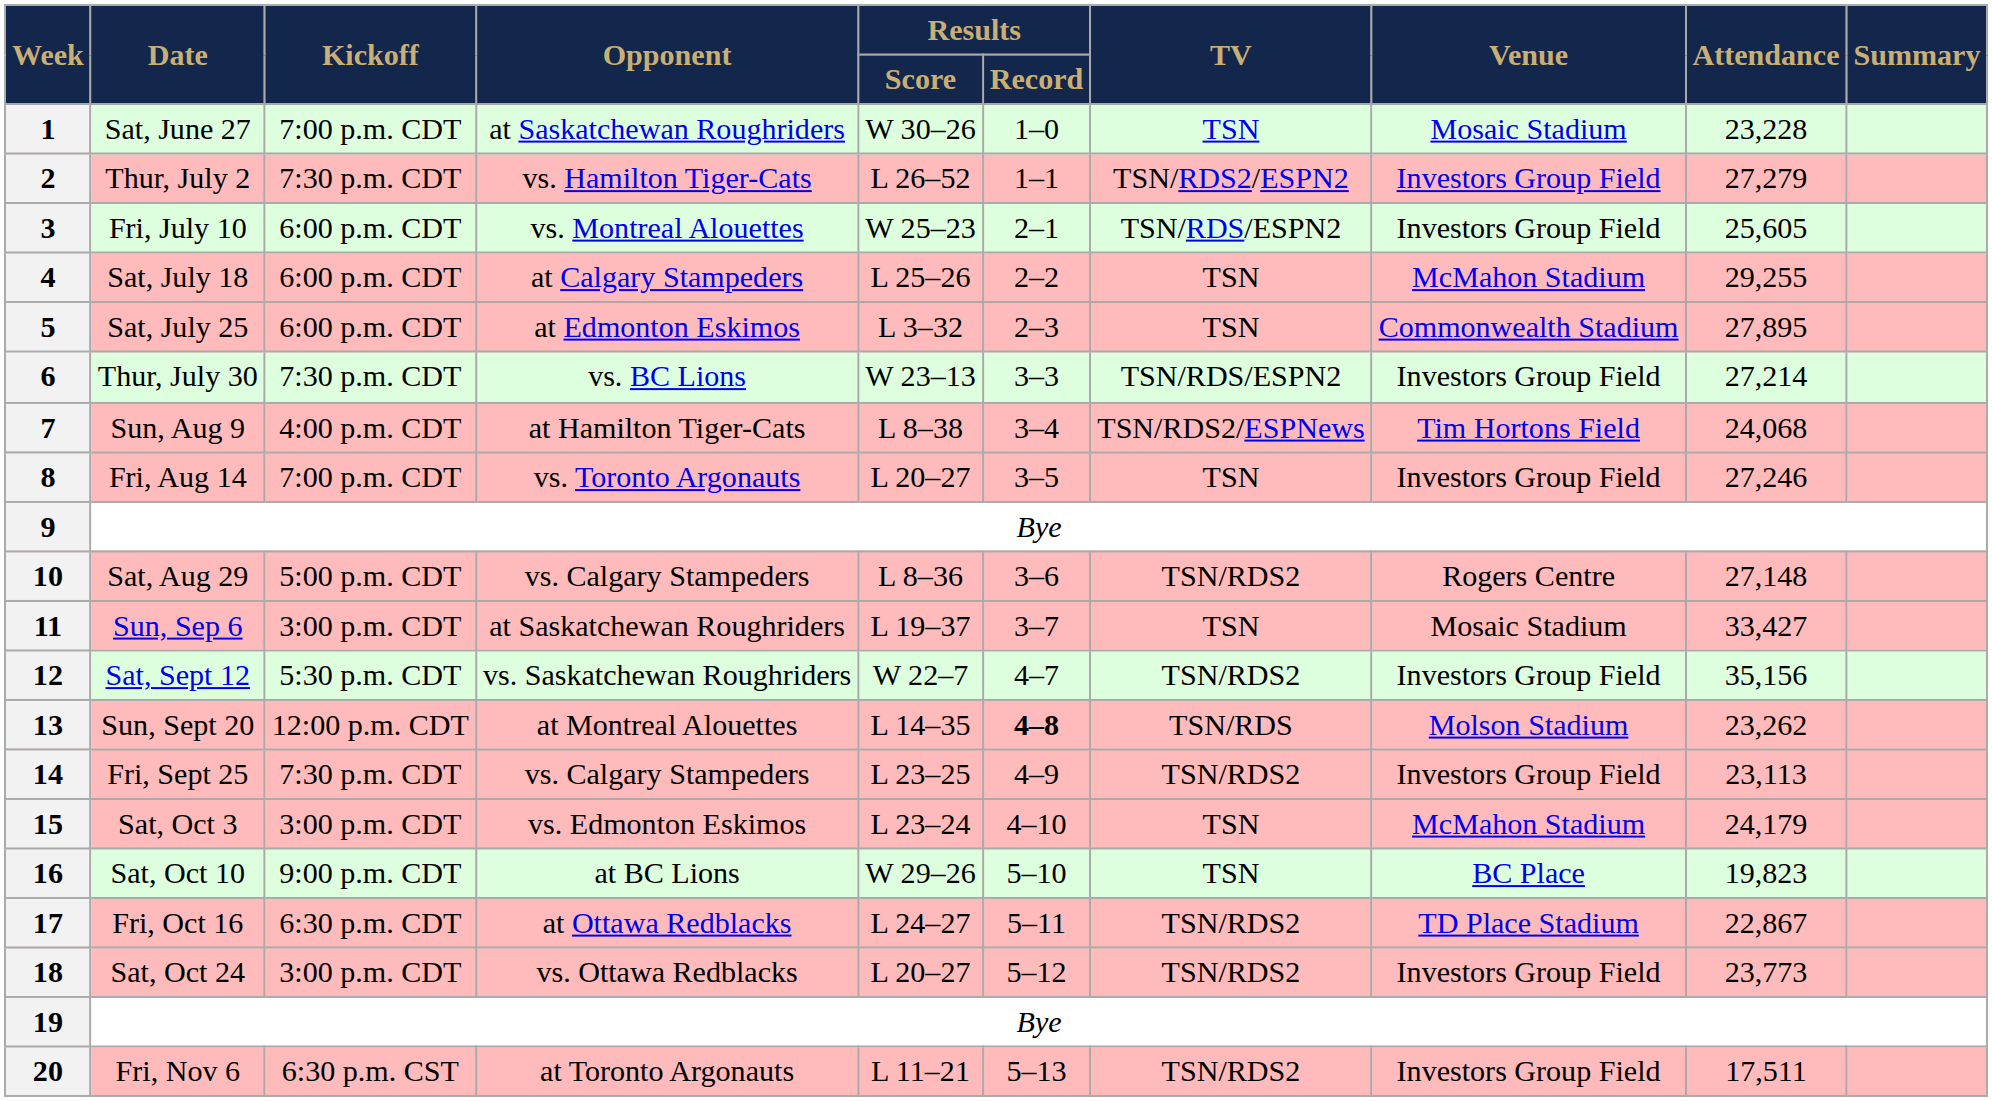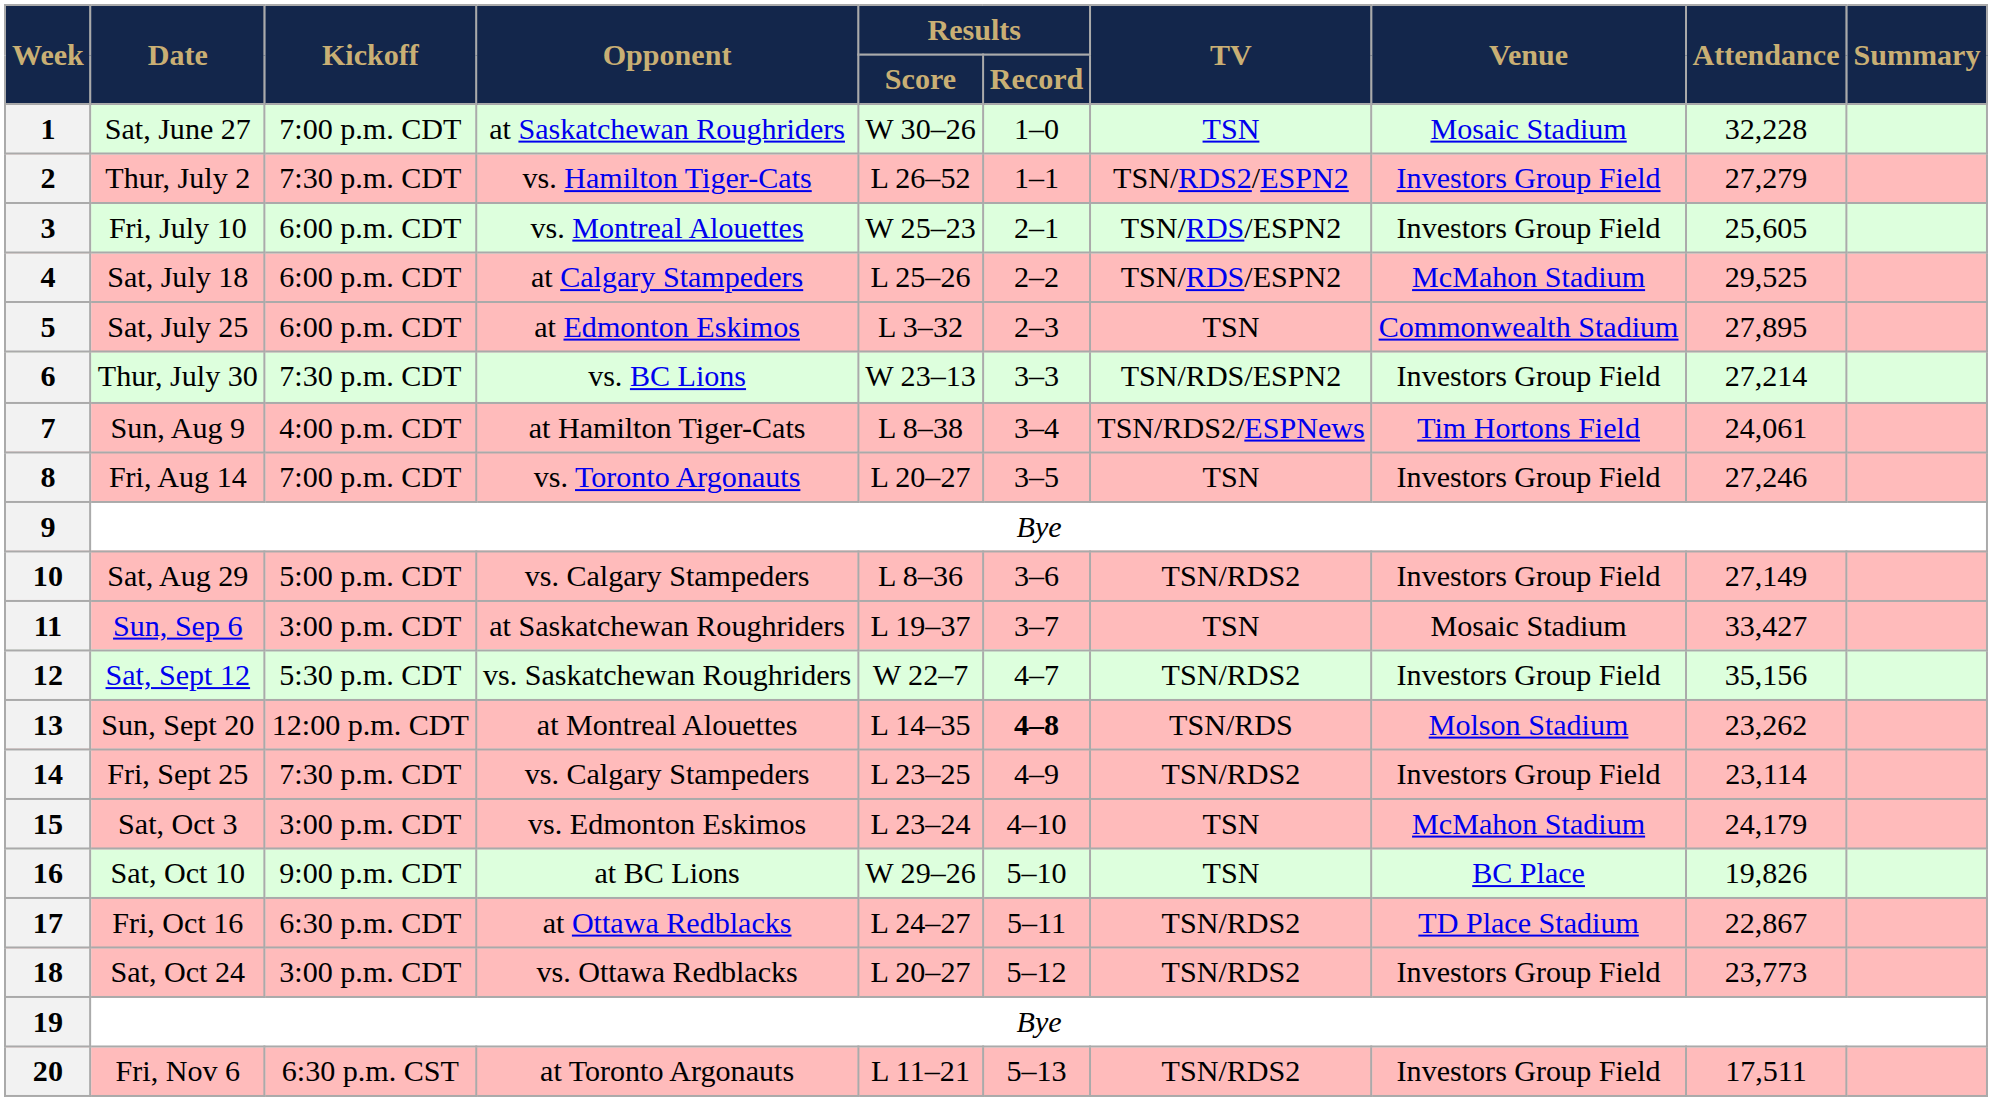(1766, 128) 23,228 -> (1766, 128) 32,228
(1231, 277) TSN -> (1231, 277) TSN/RDS/ESPN2
(1766, 277) 29,255 -> (1766, 277) 29,525
(1766, 426) 24,068 -> (1766, 426) 24,061
(1529, 575) Rogers Centre -> (1529, 575) Investors Group Field
(1766, 575) 27,148 -> (1766, 575) 27,149
(1766, 773) 23,113 -> (1766, 773) 23,114
(1766, 873) 19,823 -> (1766, 873) 19,826
